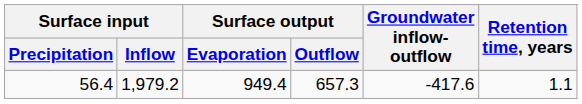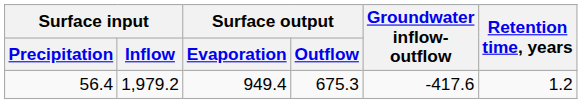(337, 84) 657.3 -> (337, 84) 675.3
(561, 84) 1.1 -> (561, 84) 1.2
